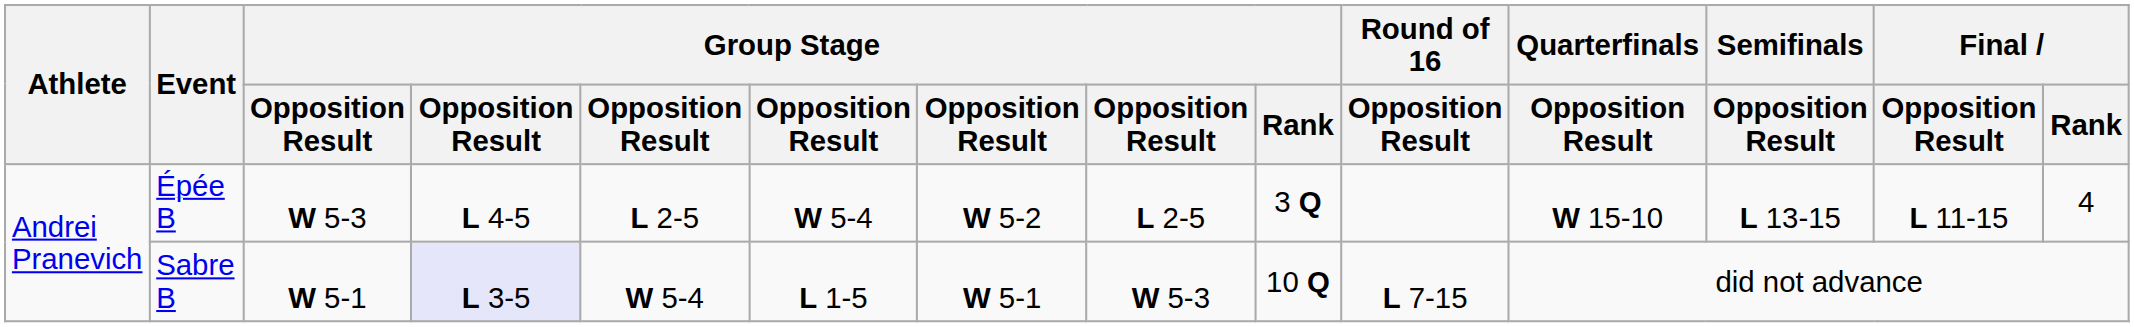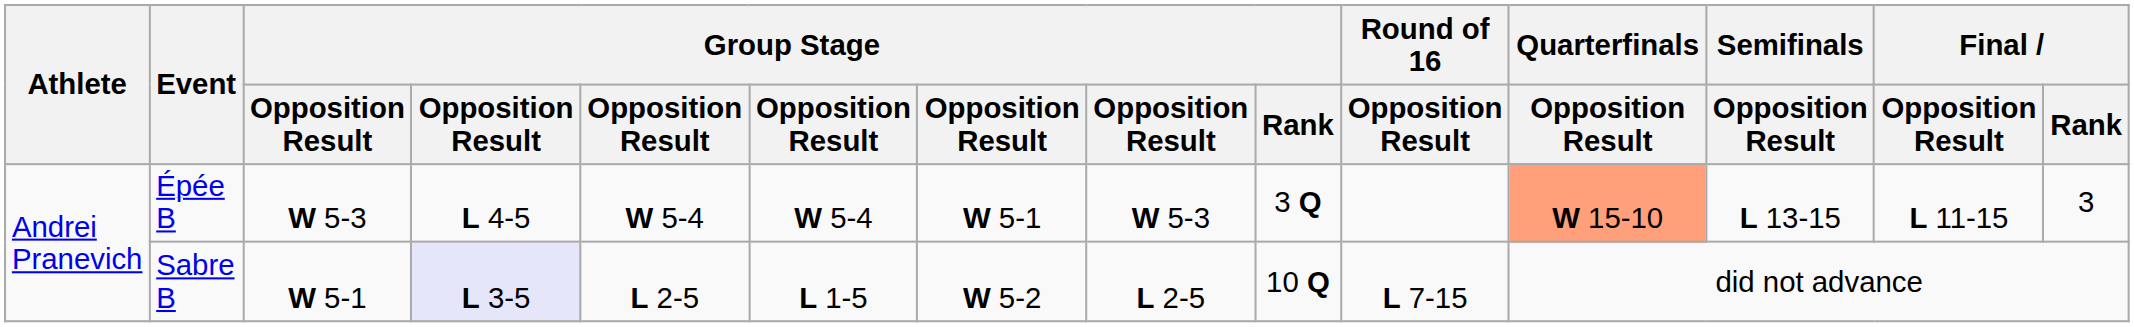(665, 219) L 2-5 -> (665, 219) W 5-4
(1002, 219) W 5-2 -> (1002, 219) W 5-1
(1171, 219) L 2-5 -> (1171, 219) W 5-3
(1608, 219) no background -> (1608, 219) lightsalmon background
(2086, 203) 4 -> (2086, 203) 3
(665, 298) W 5-4 -> (665, 298) L 2-5
(1002, 298) W 5-1 -> (1002, 298) W 5-2
(1171, 298) W 5-3 -> (1171, 298) L 2-5
